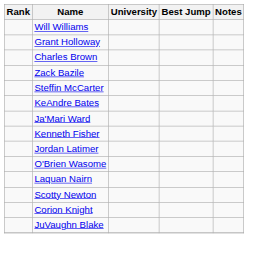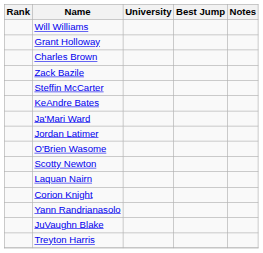- row: (67, 133)
rows swapped: (63, 179) <-> (65, 194)
+ row: (78, 210)
+ row: (65, 240)
